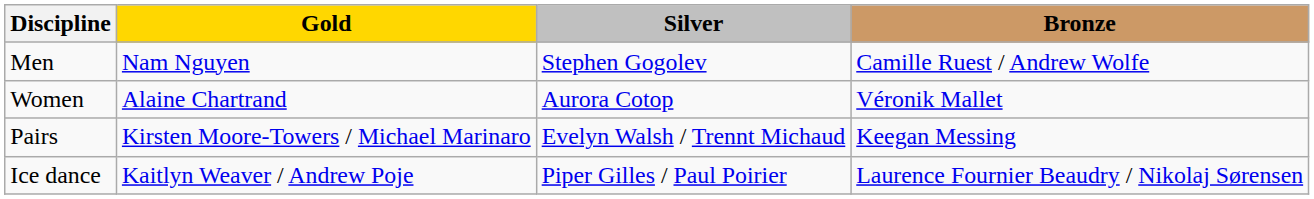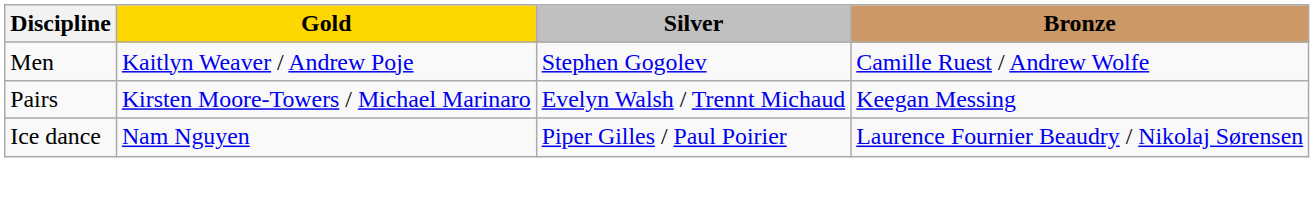(186, 61) Nam Nguyen -> (268, 61) Kaitlyn Weaver / Andrew Poje
- row: (47, 99)
(268, 174) Kaitlyn Weaver / Andrew Poje -> (186, 136) Nam Nguyen
